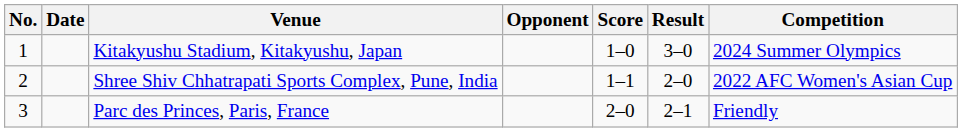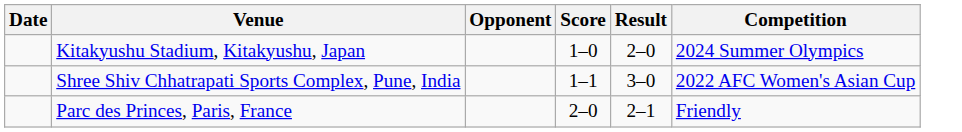- column: (23, 19)
(678, 50) 3–0 -> (641, 50) 2–0
(678, 80) 2–0 -> (641, 80) 3–0
